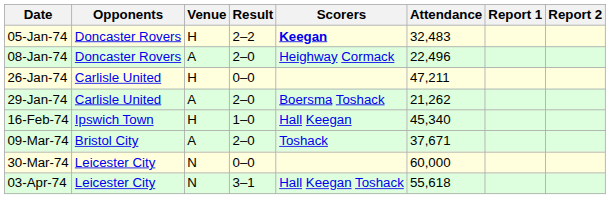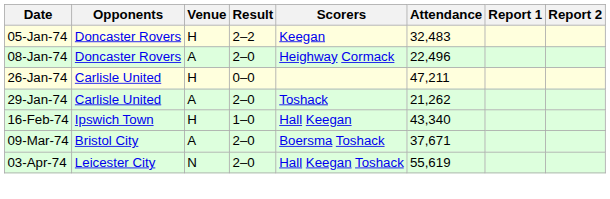(303, 36) bold -> (302, 36) normal
(332, 99) Boersma Toshack -> (304, 99) Toshack
(430, 120) 45,340 -> (430, 120) 43,340
(304, 141) Toshack -> (332, 141) Boersma Toshack
- row: (38, 162)
(244, 183) 3–1 -> (244, 162) 2–0
(430, 183) 55,618 -> (430, 162) 55,619
